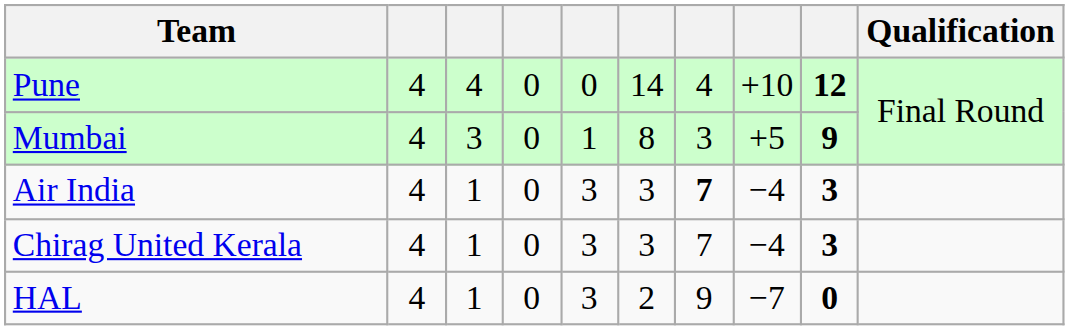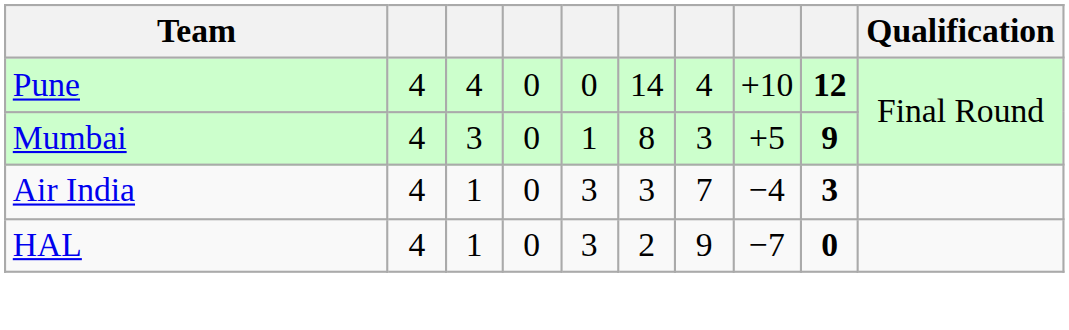(704, 191) bold -> (704, 191) normal
- row: (157, 244)
